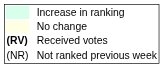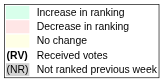+ row: (83, 26)
(18, 55) no background -> (18, 69) lightgrey background
